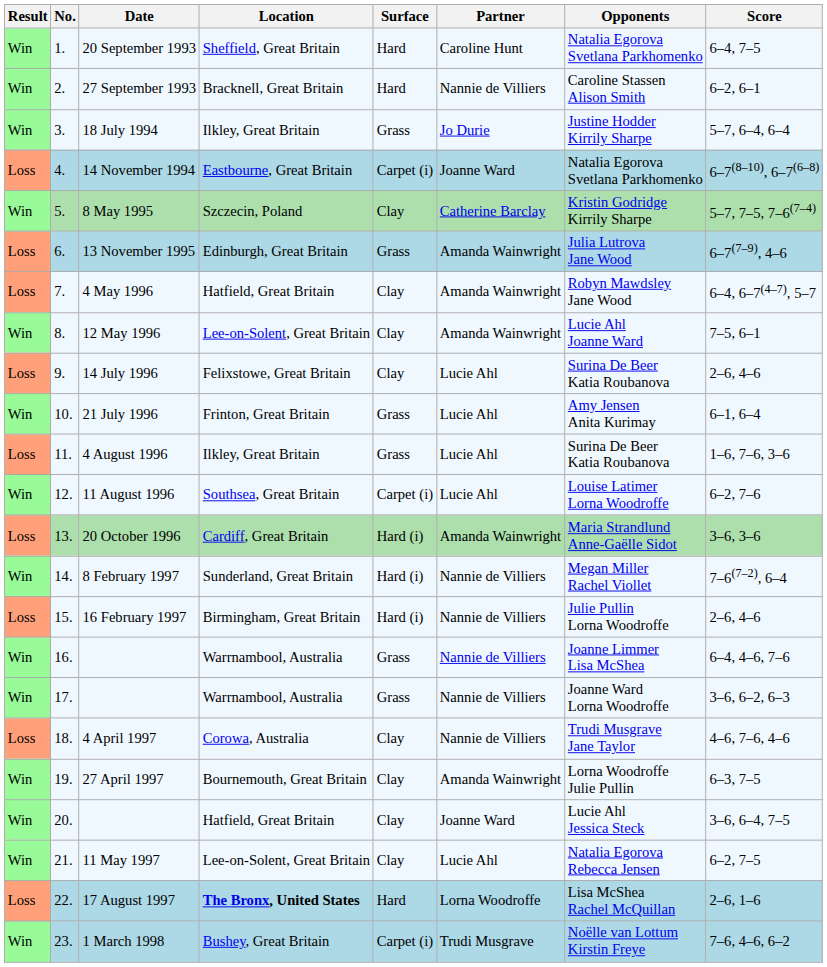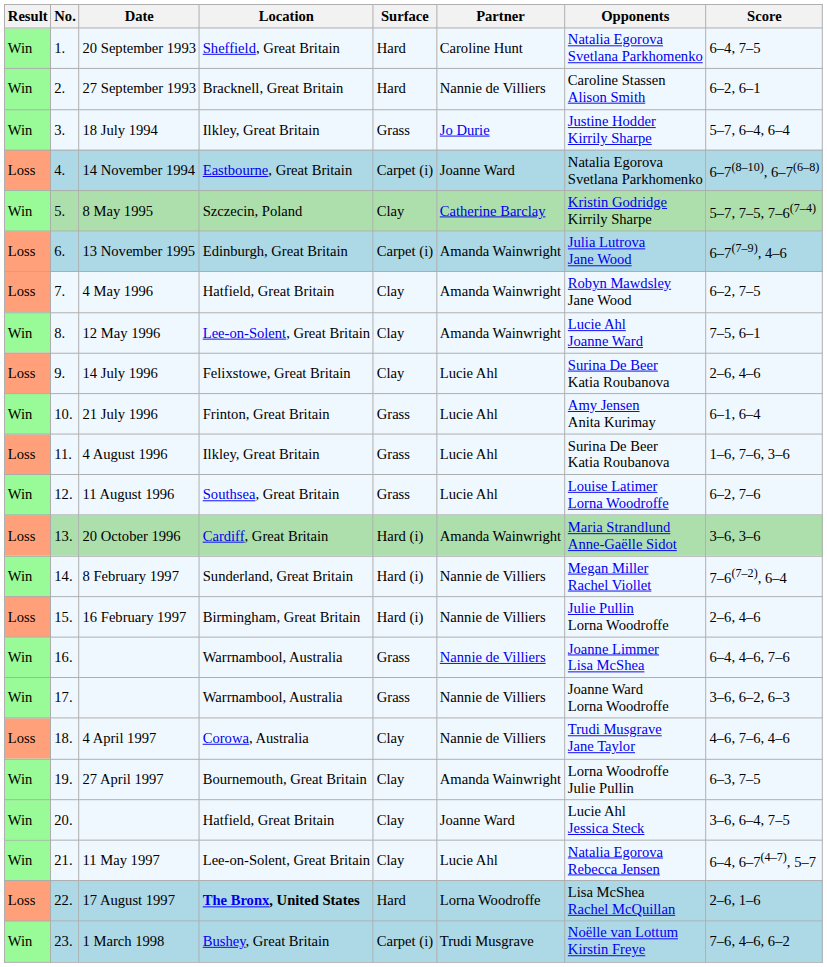(393, 250) Grass -> (405, 250) Carpet (i)
(763, 291) 6–4, 6–7(4–7), 5–7 -> (735, 291) 6–2, 7–5
(405, 494) Carpet (i) -> (393, 494) Grass
(735, 859) 6–2, 7–5 -> (763, 859) 6–4, 6–7(4–7), 5–7
